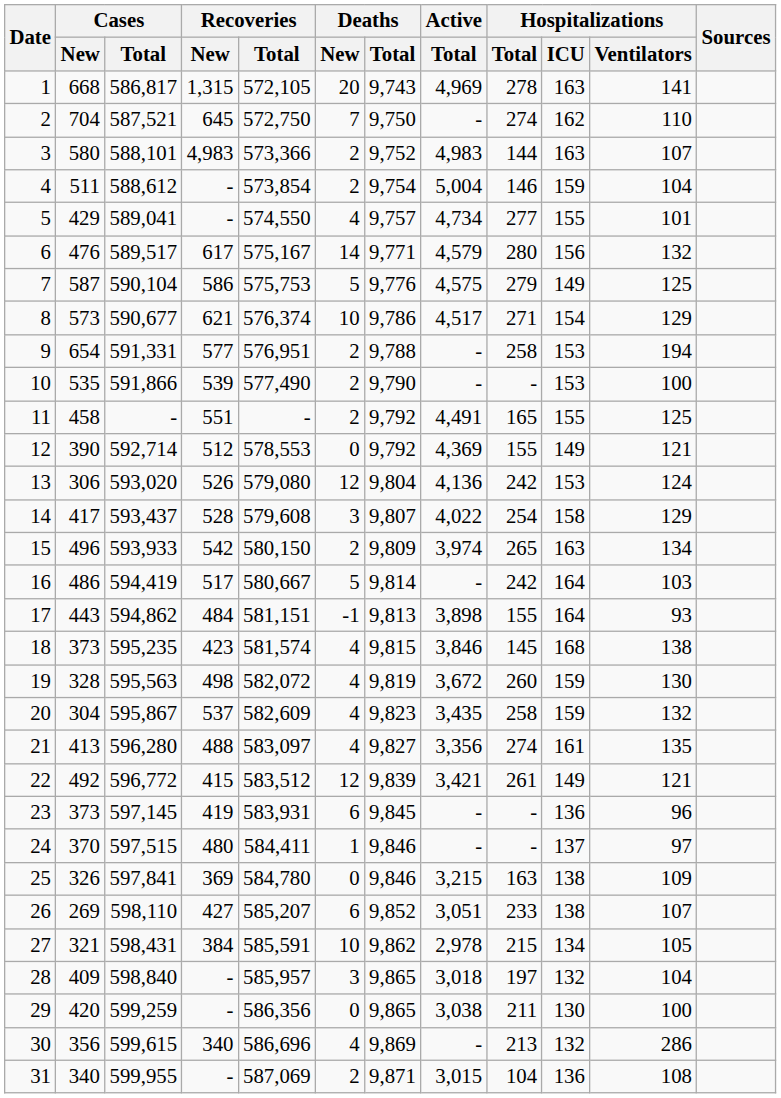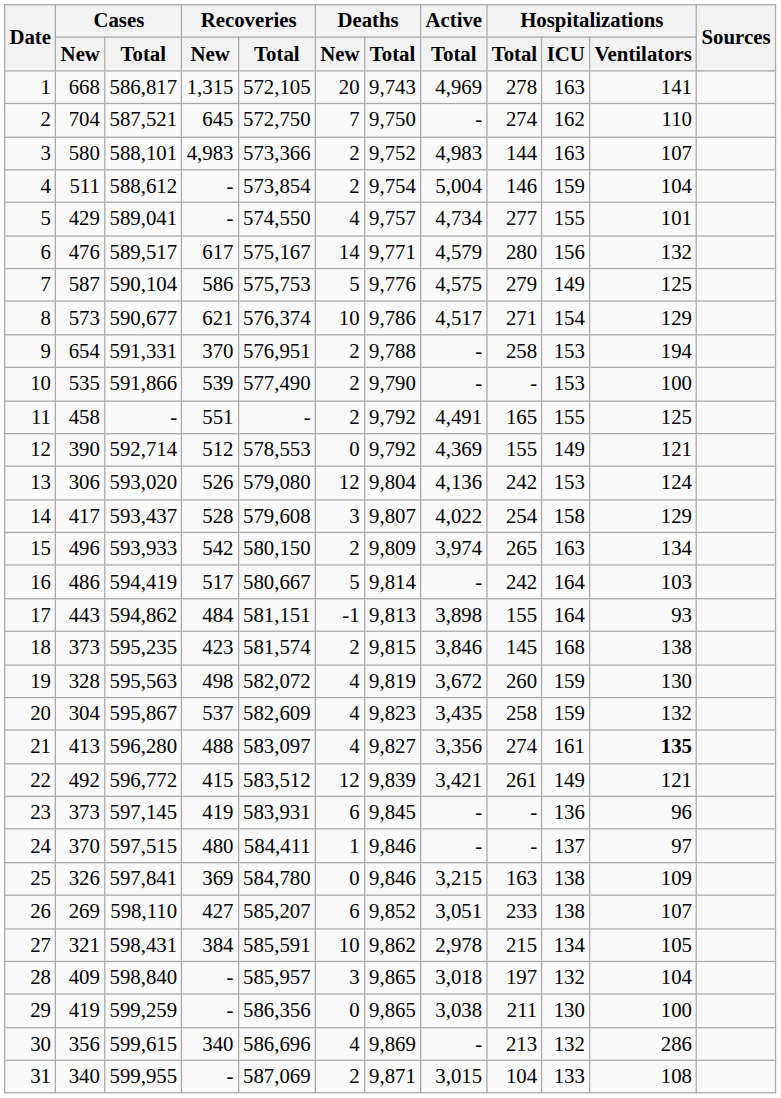(218, 350) 577 -> (218, 350) 370
(354, 647) 4 -> (354, 647) 2
(676, 746) normal -> (676, 746) bold
(84, 1010) 420 -> (84, 1010) 419
(569, 1076) 136 -> (569, 1076) 133
